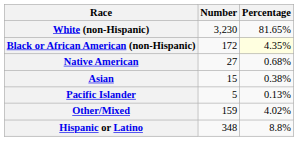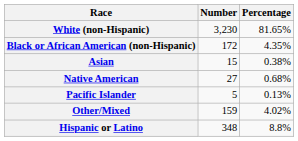(277, 45) lightyellow background -> (277, 45) no background
rows swapped: (101, 62) <-> (101, 78)
